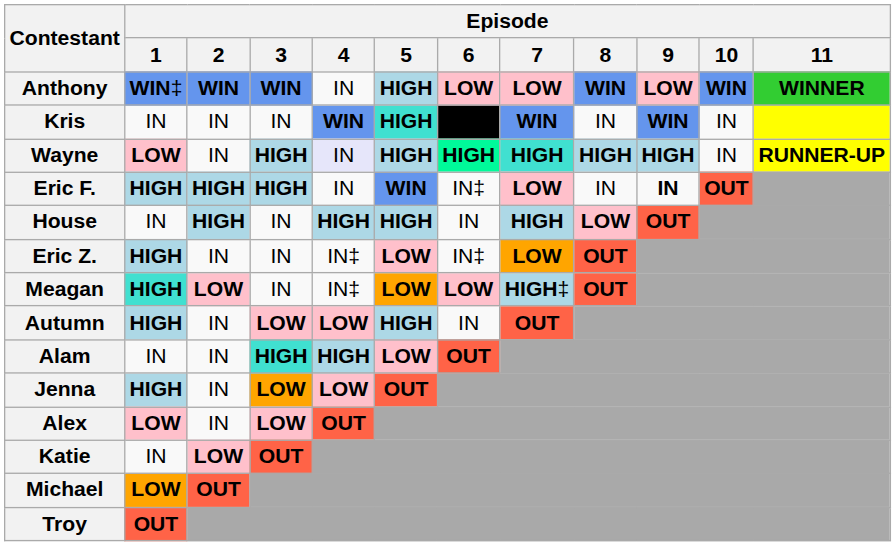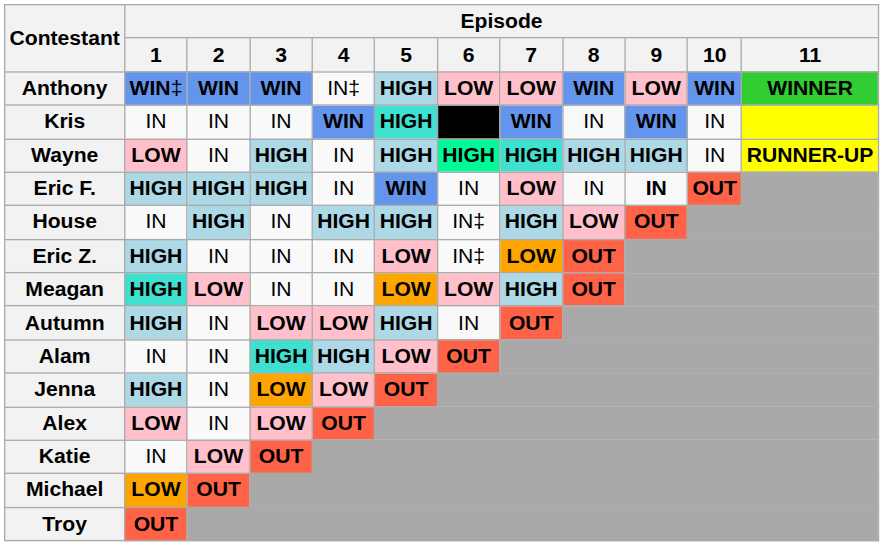(344, 88) IN -> (344, 88) IN‡
(344, 155) lavender background -> (344, 155) no background
(469, 188) IN‡ -> (469, 188) IN
(469, 222) IN -> (469, 222) IN‡
(344, 255) IN‡ -> (344, 255) IN
(344, 289) IN‡ -> (344, 289) IN
(537, 289) HIGH‡ -> (531, 289) HIGH
